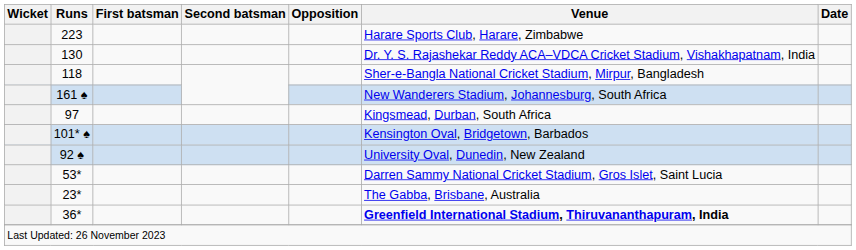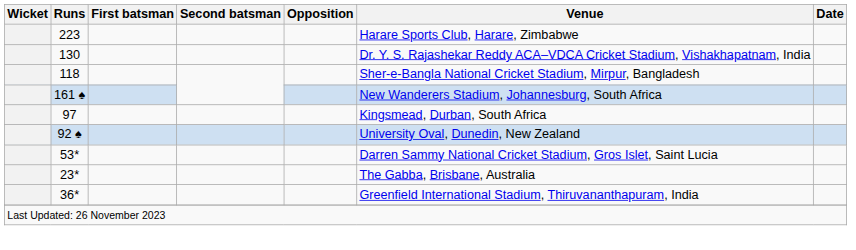- row: (72, 134)
(546, 214) bold -> (529, 194) normal
